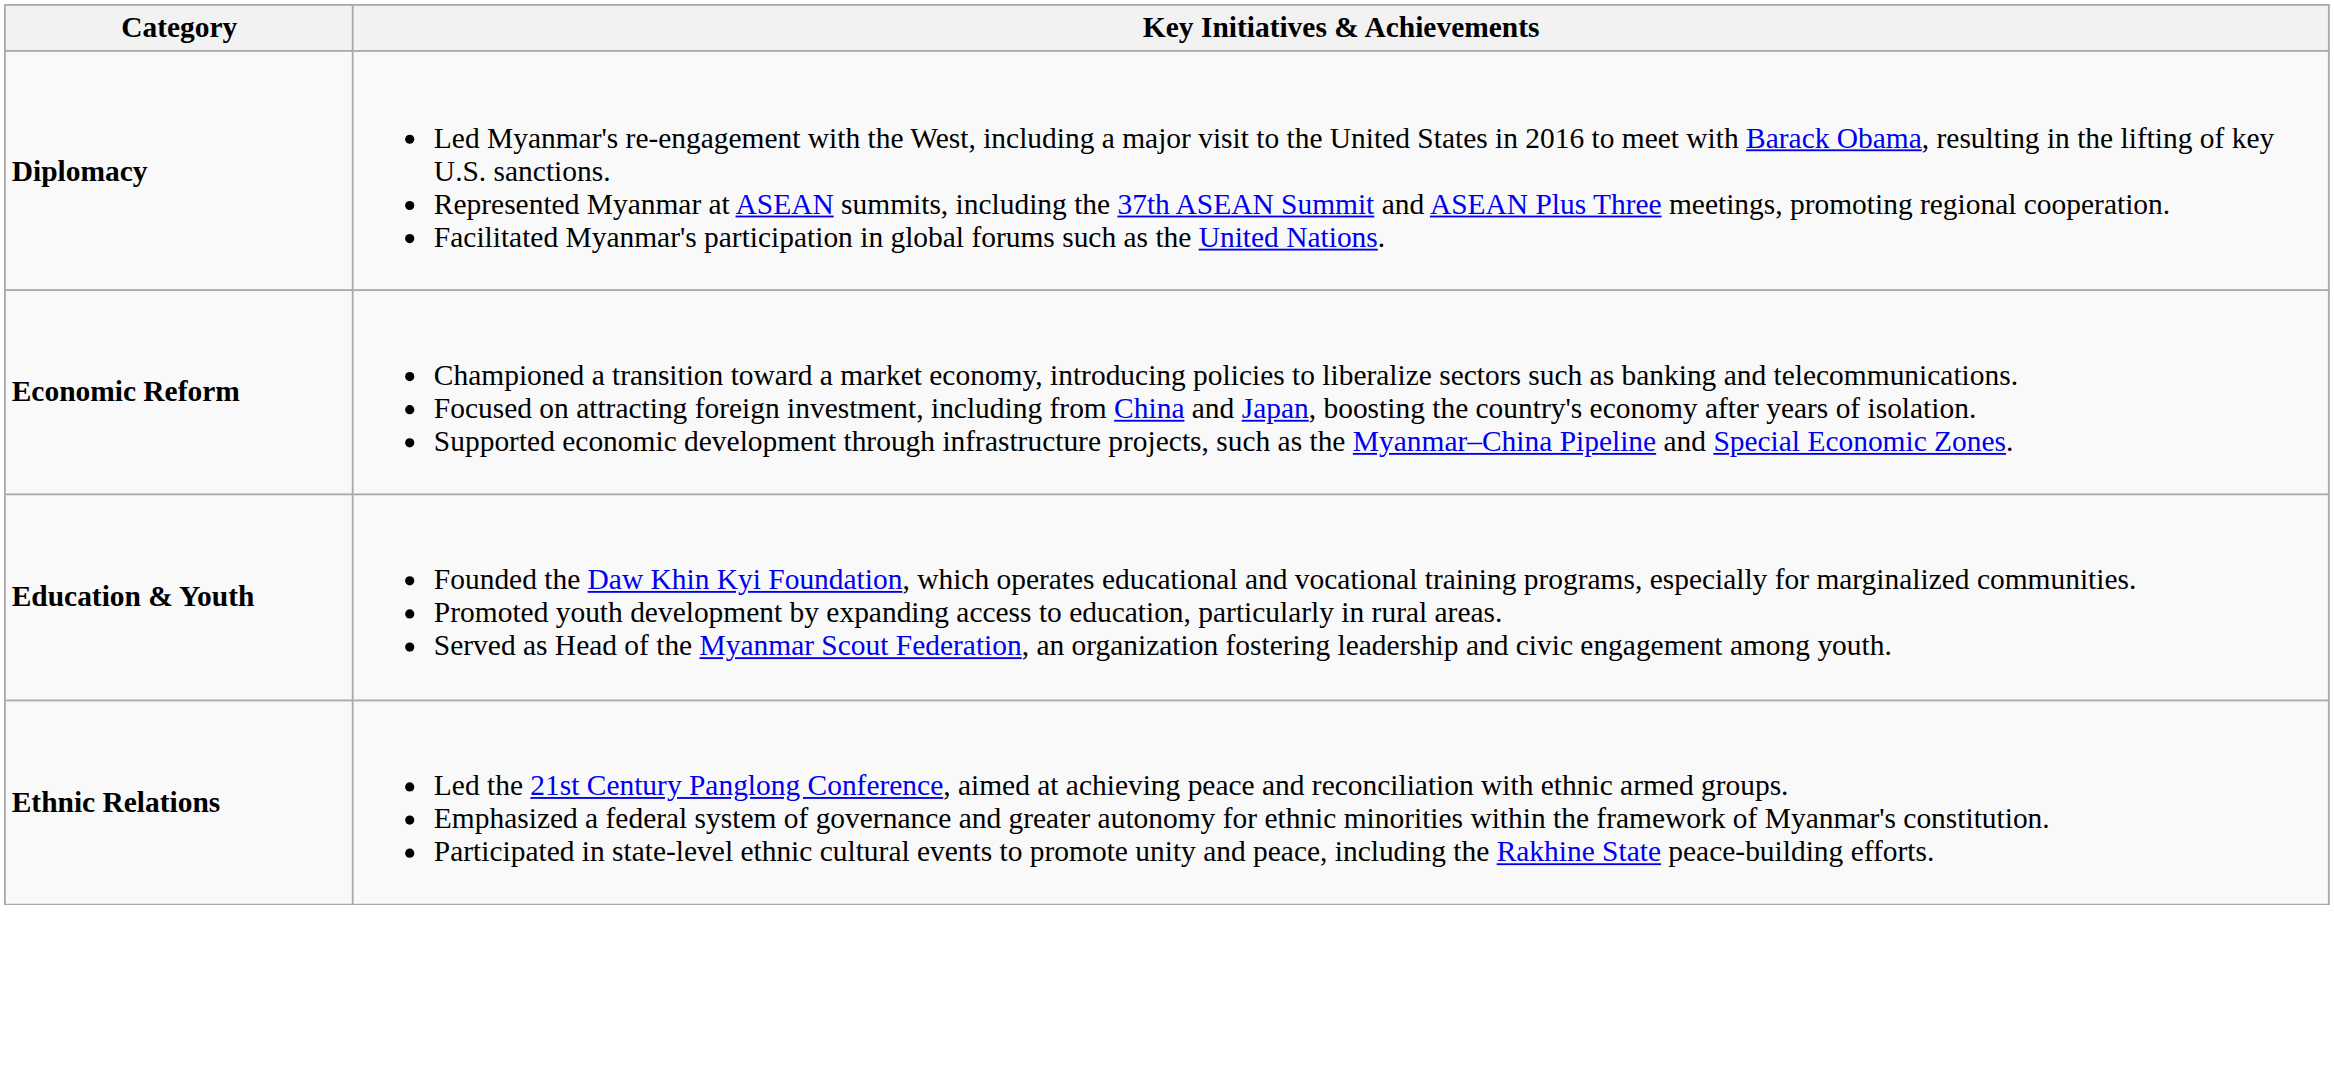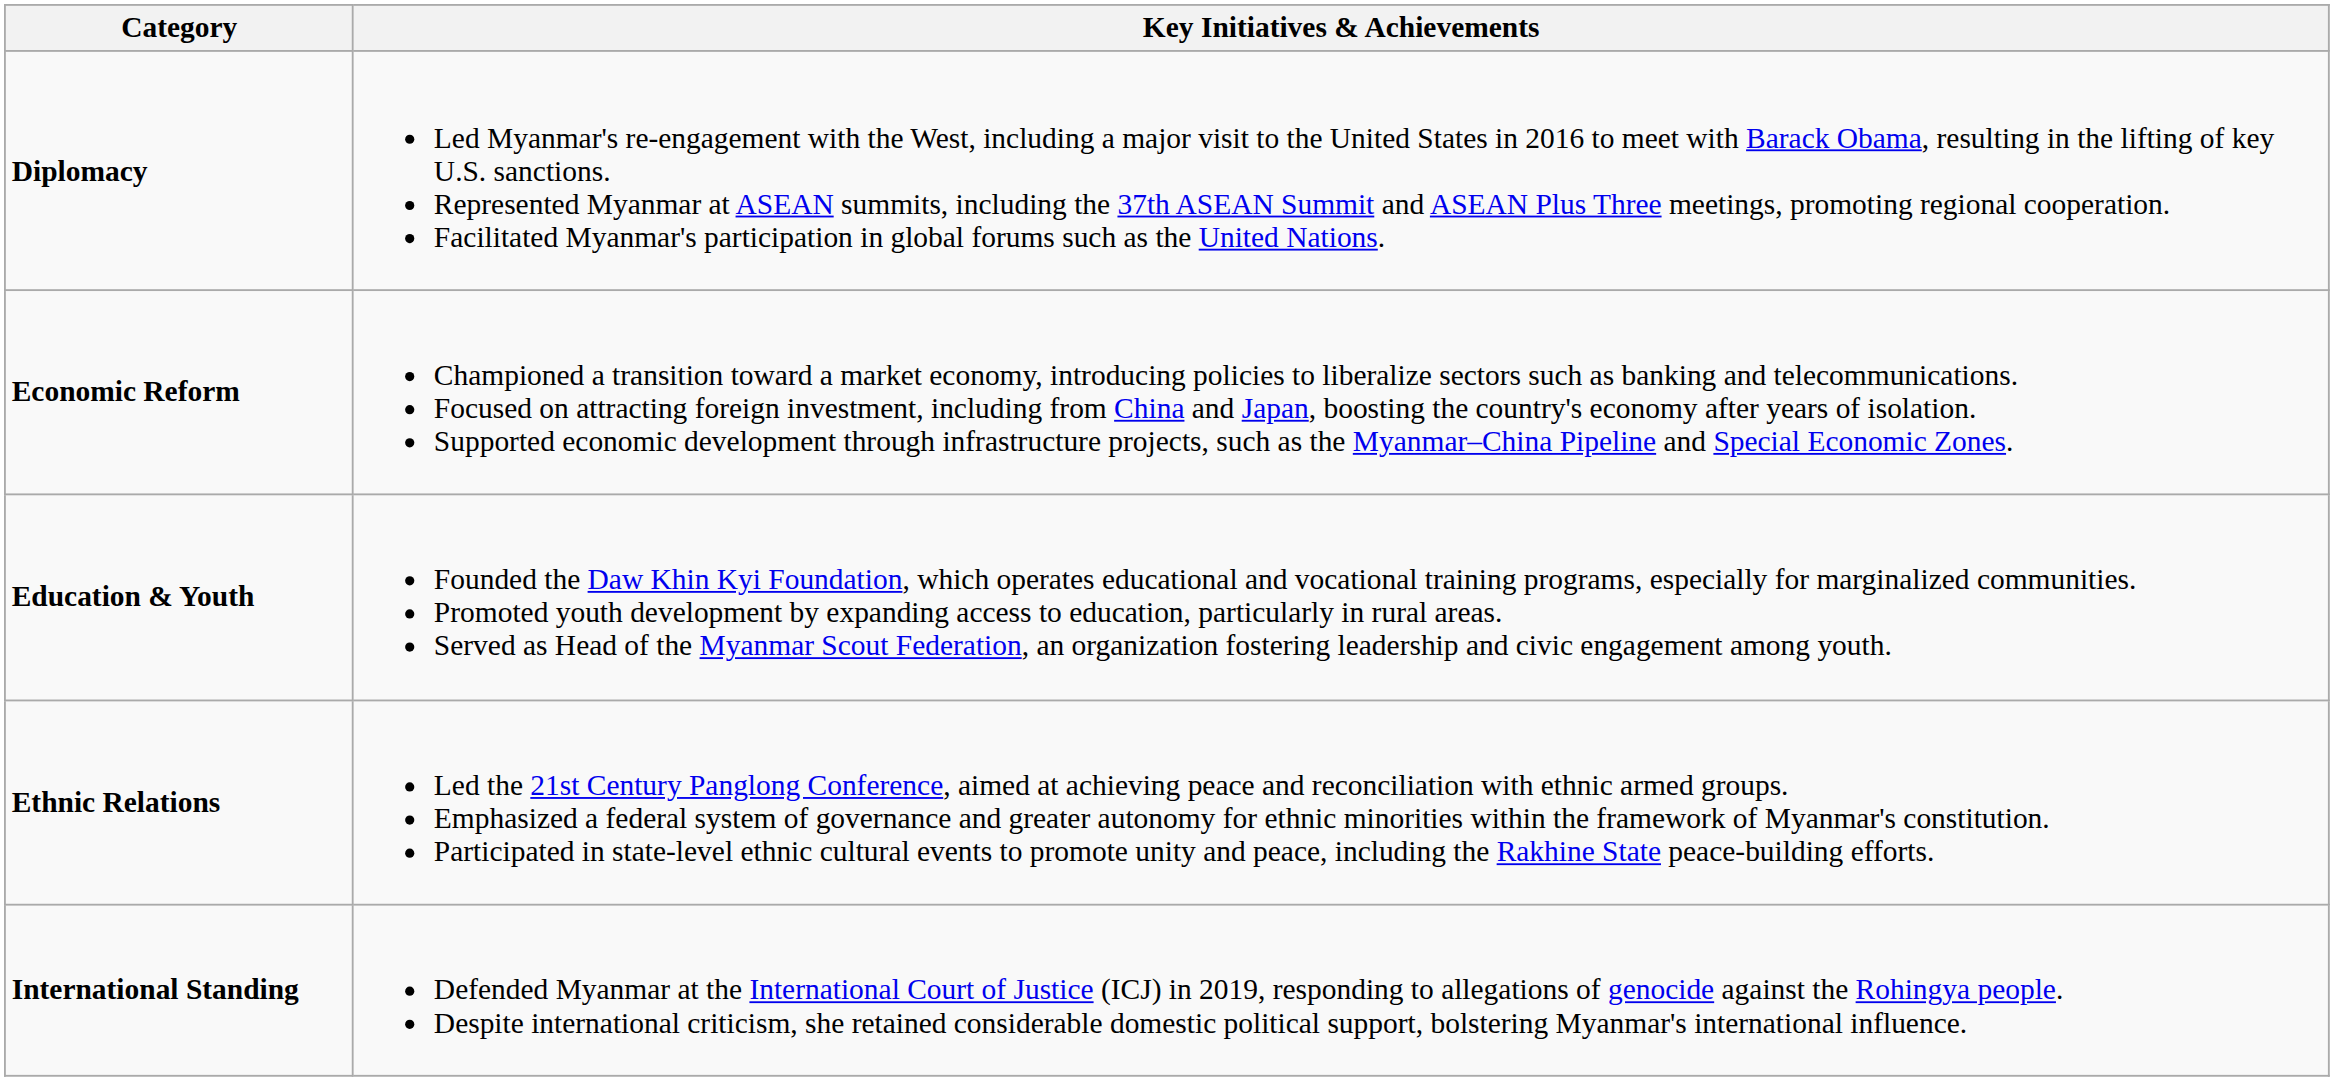+ row: (155, 989)
